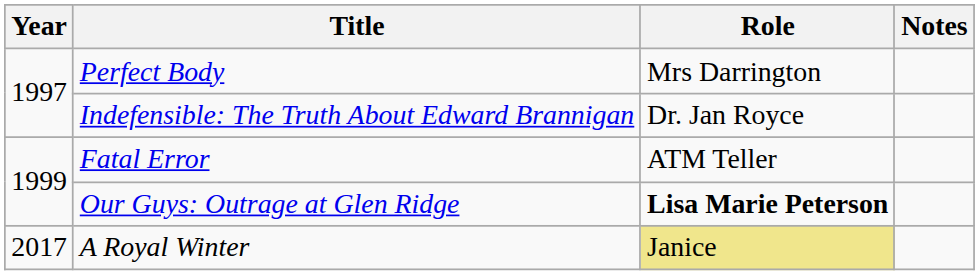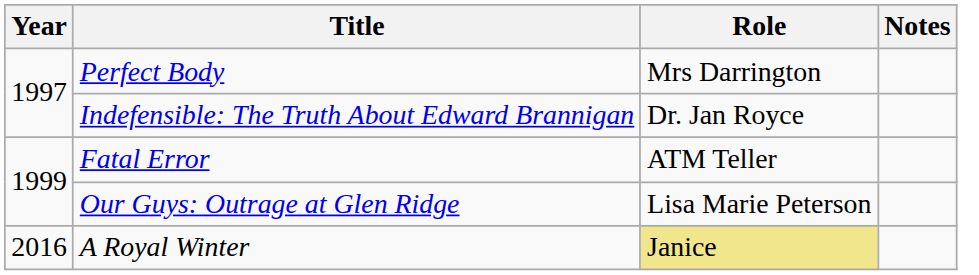(768, 203) bold -> (759, 203) normal
(39, 247) 2017 -> (39, 247) 2016
